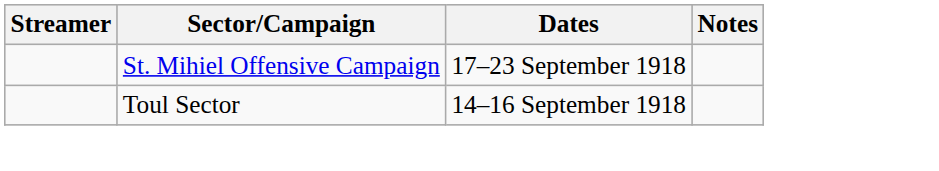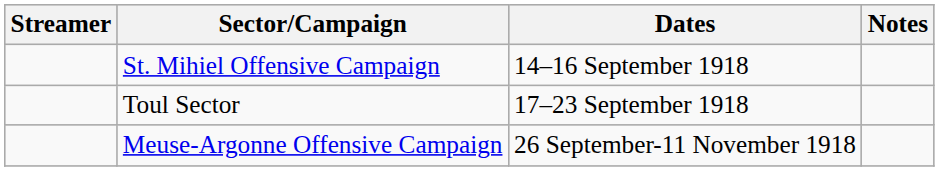(569, 64) 17–23 September 1918 -> (631, 64) 14–16 September 1918
(569, 104) 14–16 September 1918 -> (631, 104) 17–23 September 1918
+ row: (313, 144)
